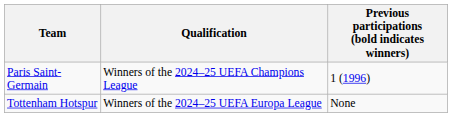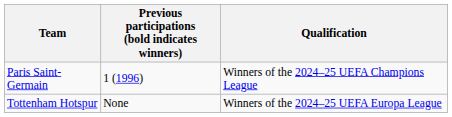columns swapped: (214, 33) <-> (387, 33)
